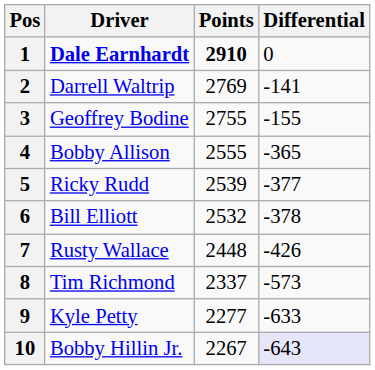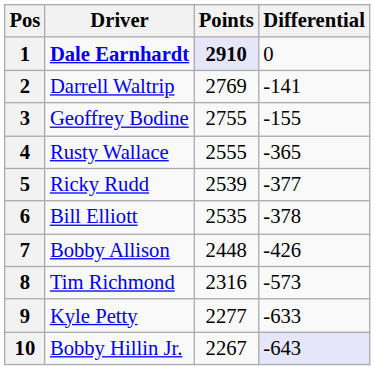(226, 53) no background -> (226, 53) lavender background
(110, 151) Bobby Allison -> (109, 151) Rusty Wallace
(226, 217) 2532 -> (226, 217) 2535
(109, 250) Rusty Wallace -> (110, 250) Bobby Allison
(226, 282) 2337 -> (226, 282) 2316
